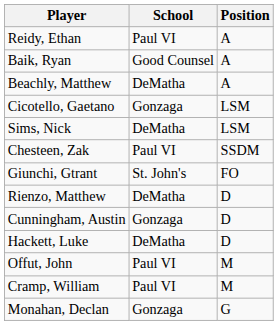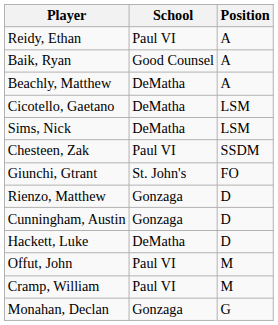(157, 106) Gonzaga -> (159, 106) DeMatha
(159, 196) DeMatha -> (157, 196) Gonzaga
